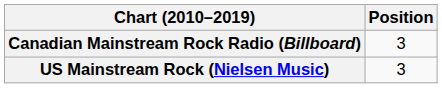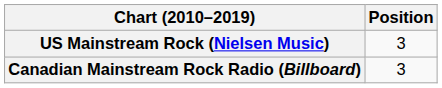rows swapped: (185, 43) <-> (185, 69)
